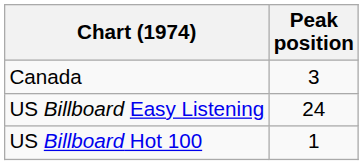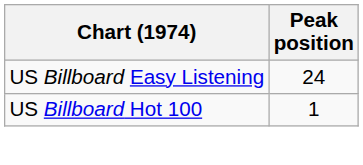- row: (46, 76)
